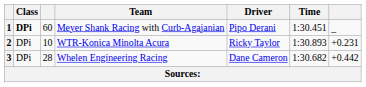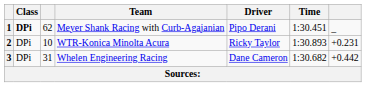(48, 27) 60 -> (48, 27) 62
(48, 58) 28 -> (48, 58) 31
